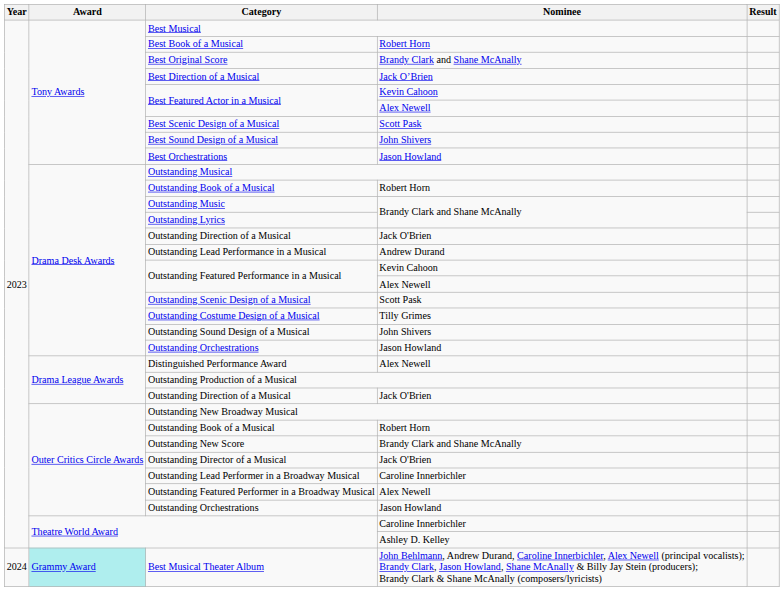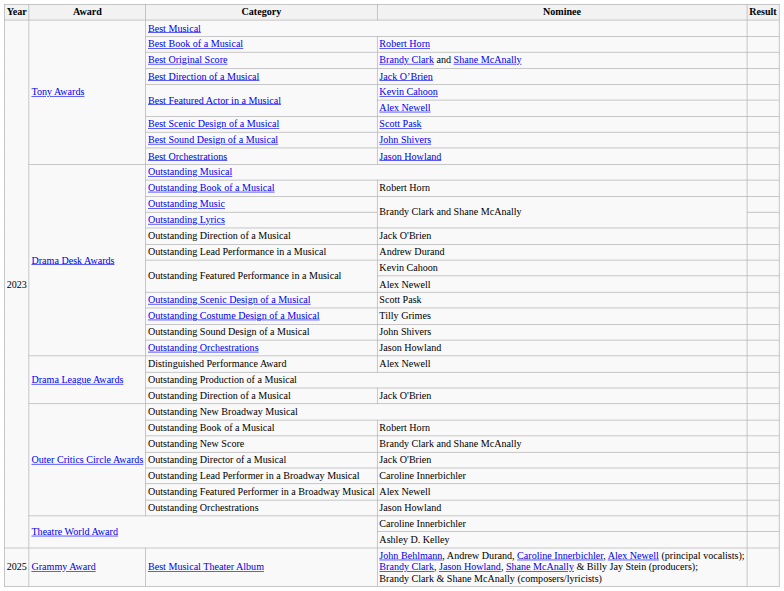(17, 567) 2024 -> (17, 567) 2025
(64, 567) paleturquoise background -> (64, 567) no background
